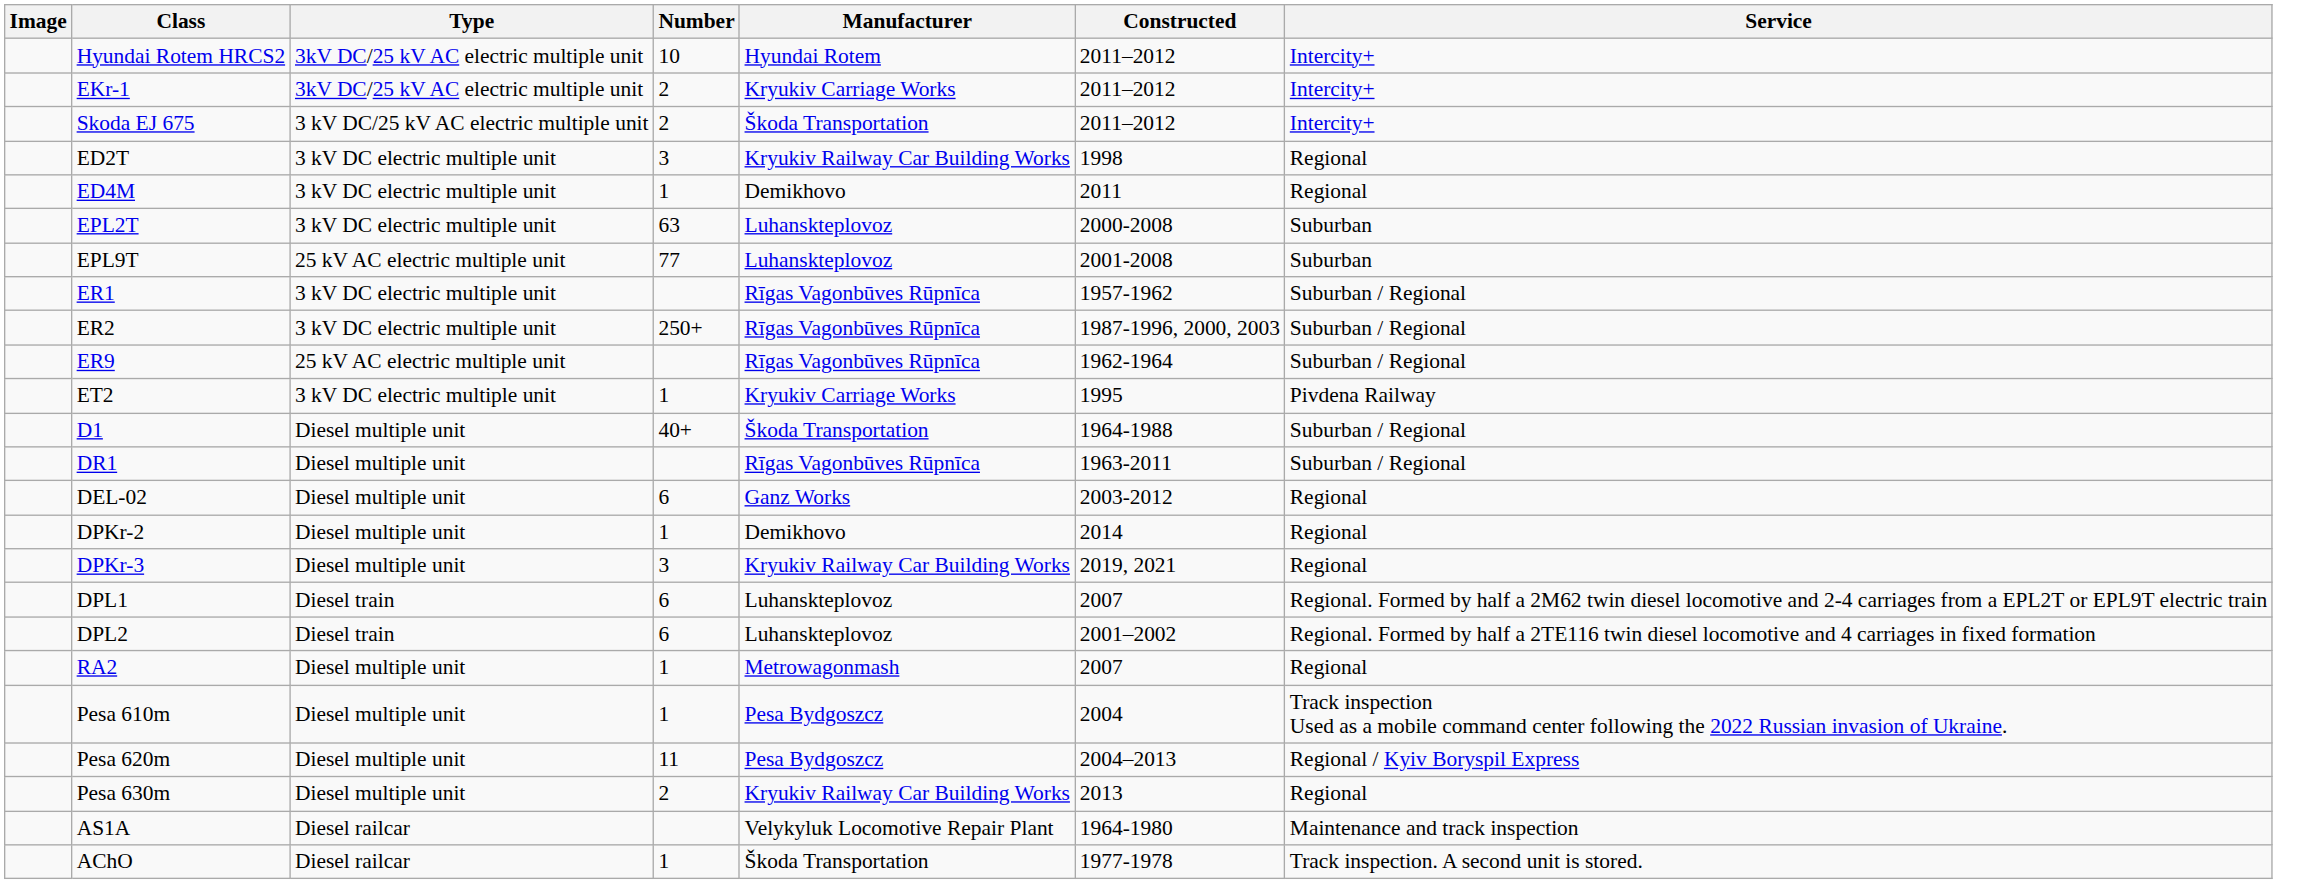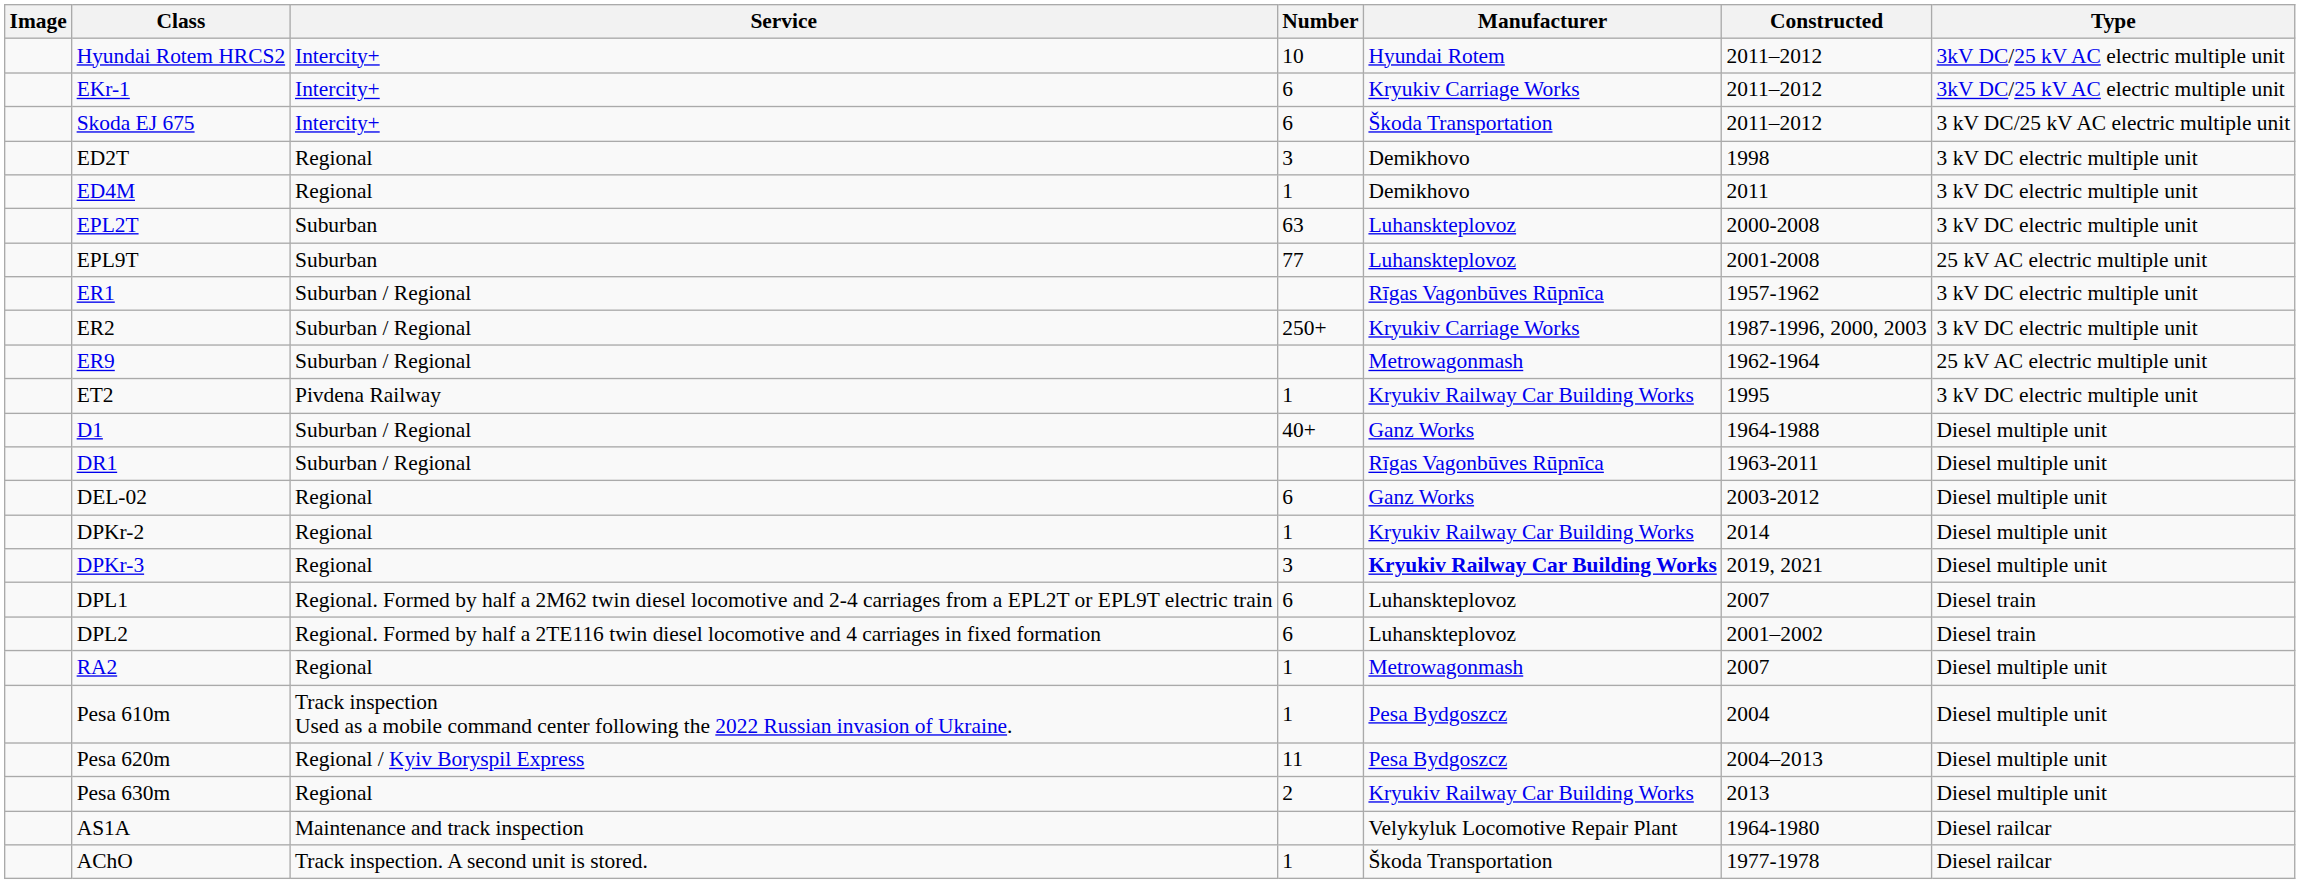columns swapped: (472, 21) <-> (1779, 21)
(664, 89) 2 -> (1288, 89) 6
(664, 123) 2 -> (1288, 123) 6
(907, 157) Kryukiv Railway Car Building Works -> (1419, 157) Demikhovo
(862, 327) Rīgas Vagonbūves Rūpnīca -> (1474, 327) Kryukiv Carriage Works
(862, 361) Rīgas Vagonbūves Rūpnīca -> (1446, 361) Metrowagonmash
(850, 395) Kryukiv Carriage Works -> (1531, 395) Kryukiv Railway Car Building Works
(837, 429) Škoda Transportation -> (1421, 429) Ganz Works
(795, 531) Demikhovo -> (1531, 531) Kryukiv Railway Car Building Works
(907, 565) normal -> (1543, 565) bold
